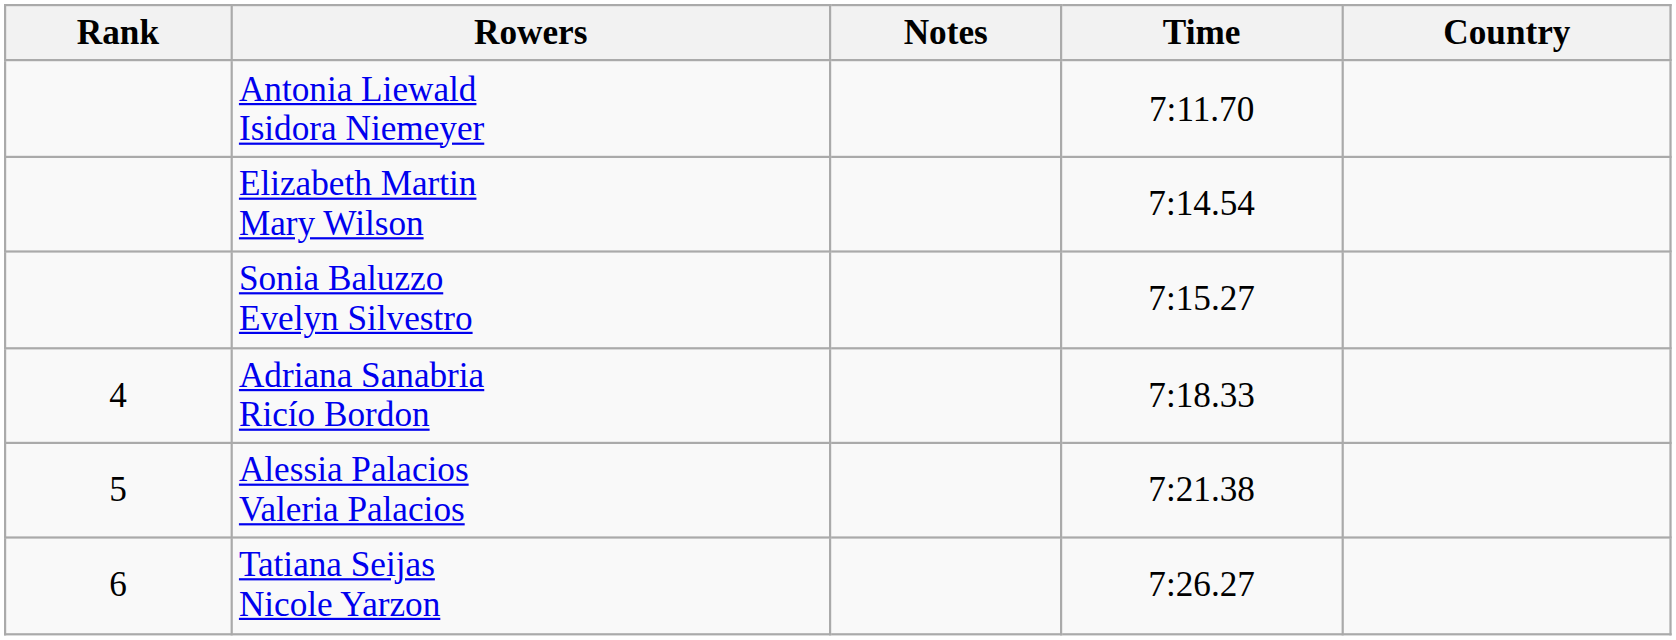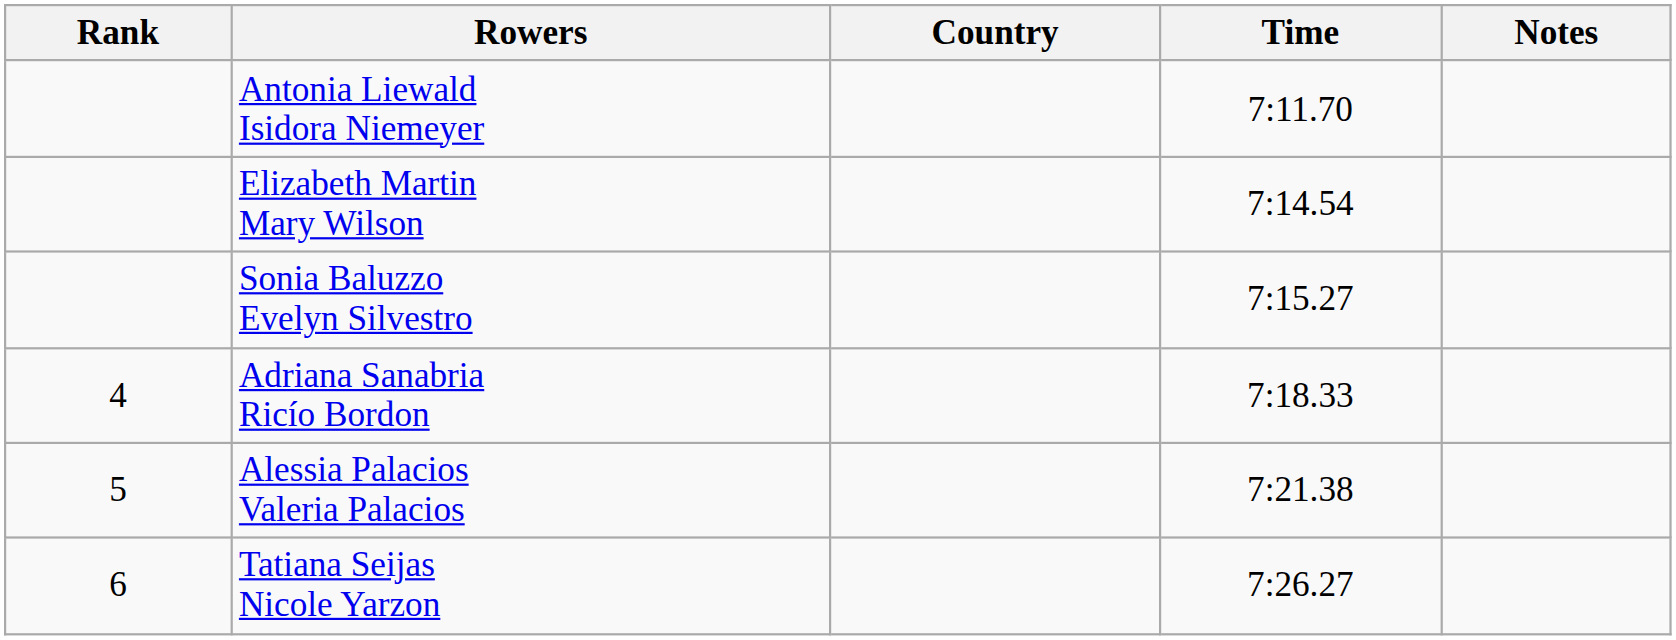columns swapped: (1507, 32) <-> (946, 32)
